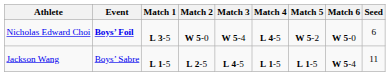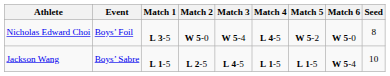(114, 33) bold -> (114, 33) normal
(374, 33) 6 -> (374, 33) 8
(374, 59) 11 -> (374, 59) 10
